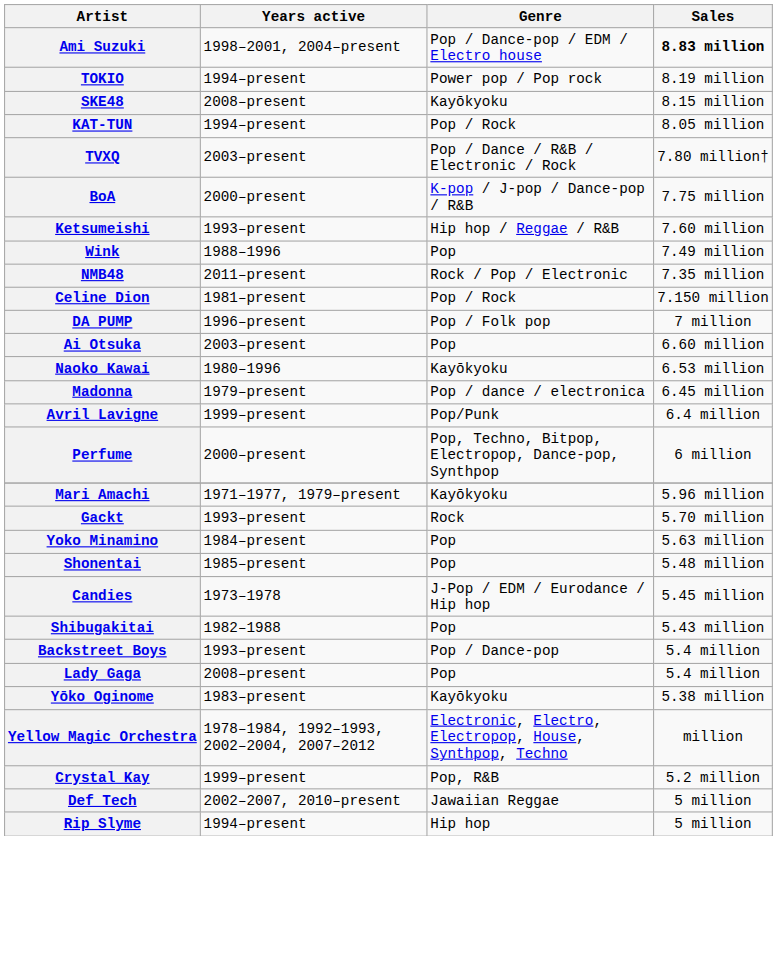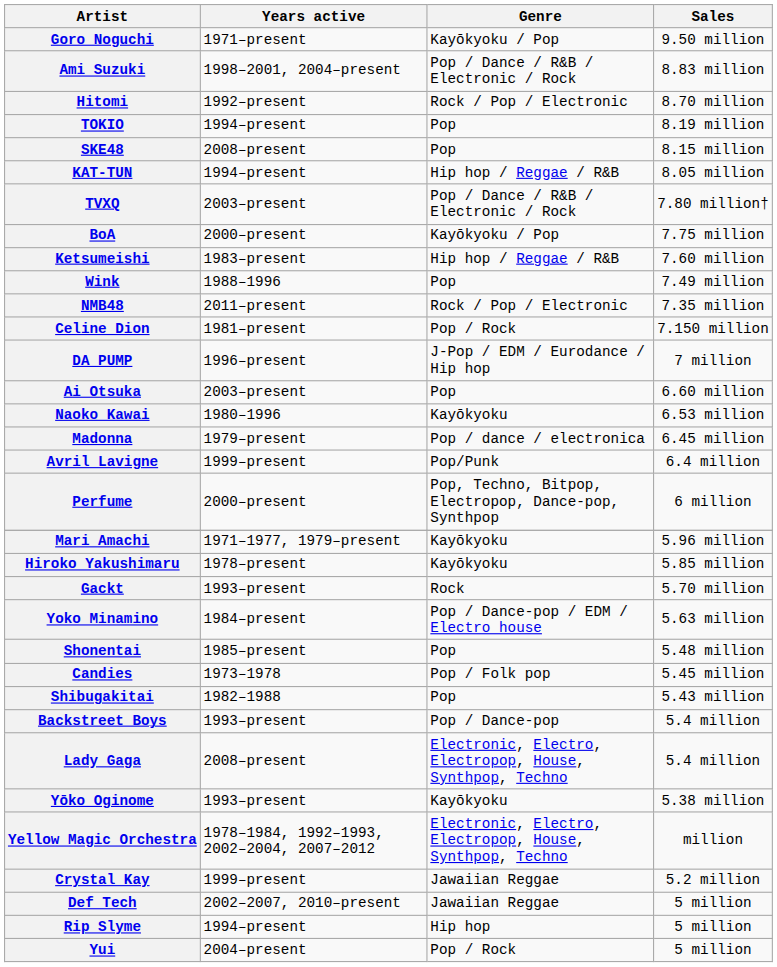+ row: (102, 40)
(529, 48) Pop / Dance-pop / EDM / Electro house -> (512, 71) Pop / Dance / R&B / Electronic / Rock
(713, 48) bold -> (713, 71) normal
+ row: (102, 103)
(516, 79) Power pop / Pop rock -> (443, 126) Pop
(469, 103) Kayōkyoku -> (443, 149) Pop
(473, 126) Pop / Rock -> (525, 173) Hip hop / Reggae / R&B
(538, 197) K-pop / J-pop / Dance-pop / R&B -> (495, 236) Kayōkyoku / Pop
(255, 229) 1993–present -> (255, 259) 1983–present
(490, 322) Pop / Folk pop -> (538, 360) J-Pop / EDM / Eurodance / Hip hop
+ row: (102, 565)
(443, 542) Pop -> (529, 620) Pop / Dance-pop / EDM / Electro house
(538, 596) J-Pop / EDM / Eurodance / Hip hop -> (490, 675) Pop / Folk pop
(443, 675) Pop -> (516, 761) Electronic, Electro, Electropop, House, Synthpop, Techno
(255, 698) 1983–present -> (255, 801) 1993–present
(465, 777) Pop, R&B -> (495, 880) Jawaiian Reggae
+ row: (102, 950)
